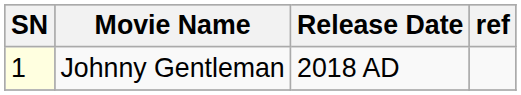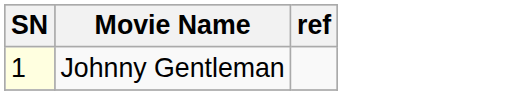- column: (380, 25)
